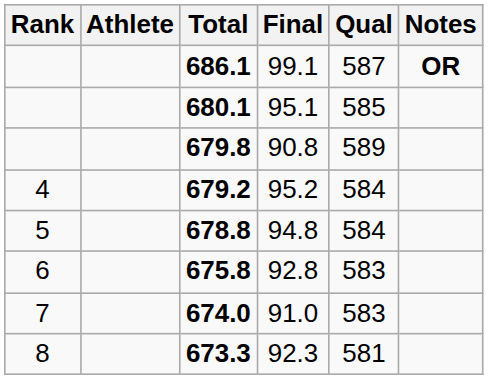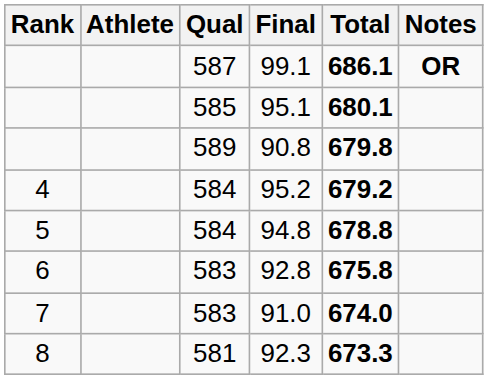columns swapped: (364, 25) <-> (218, 25)
